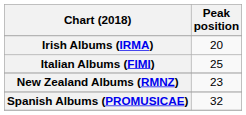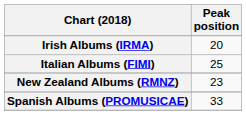(216, 100) 32 -> (216, 100) 33
